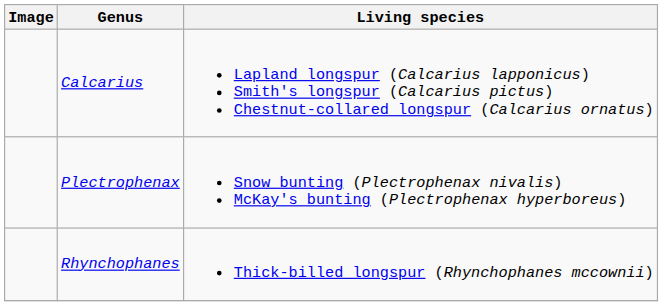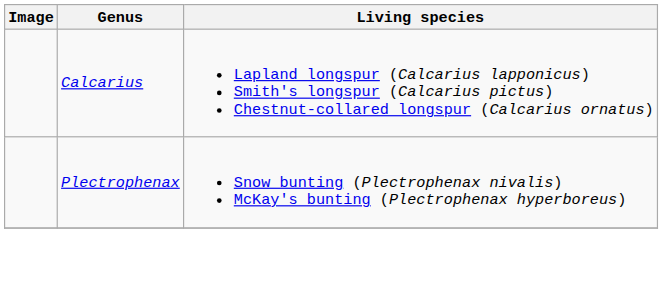- row: (120, 264)
